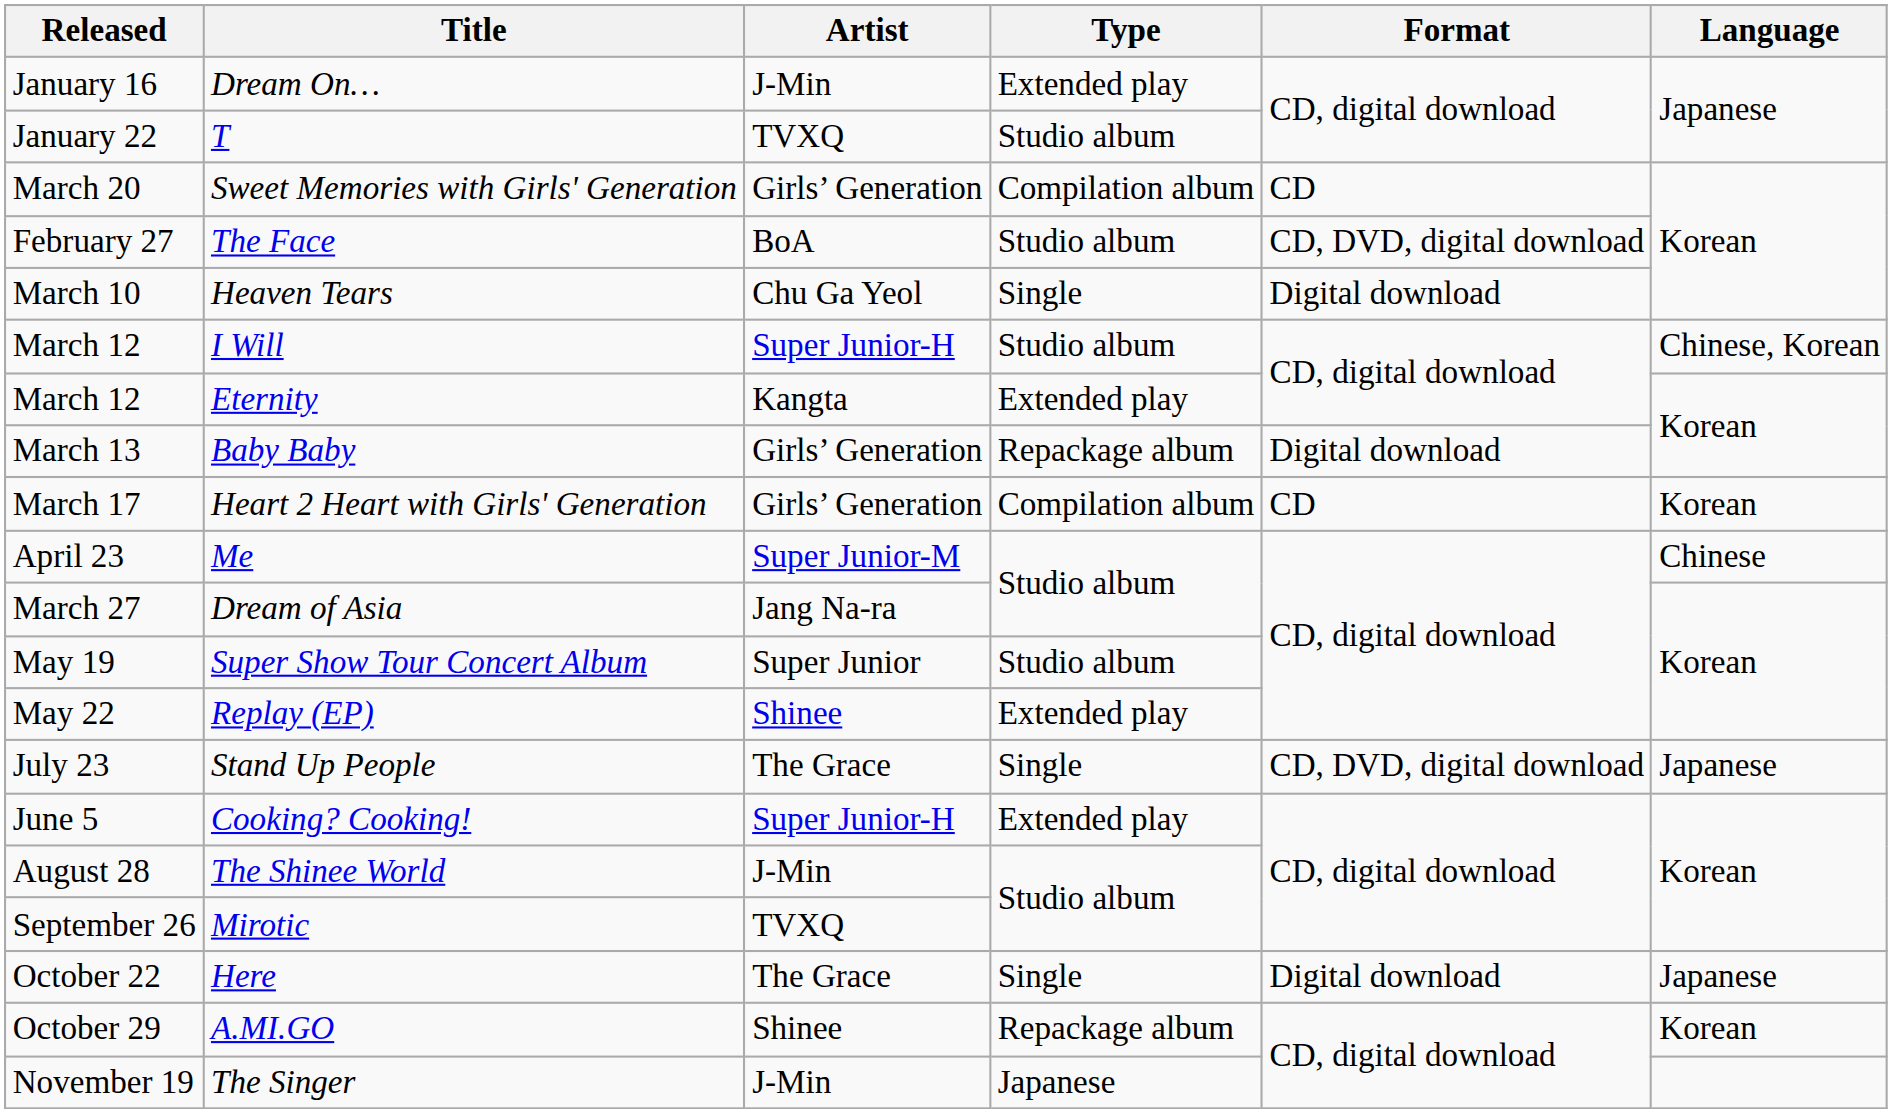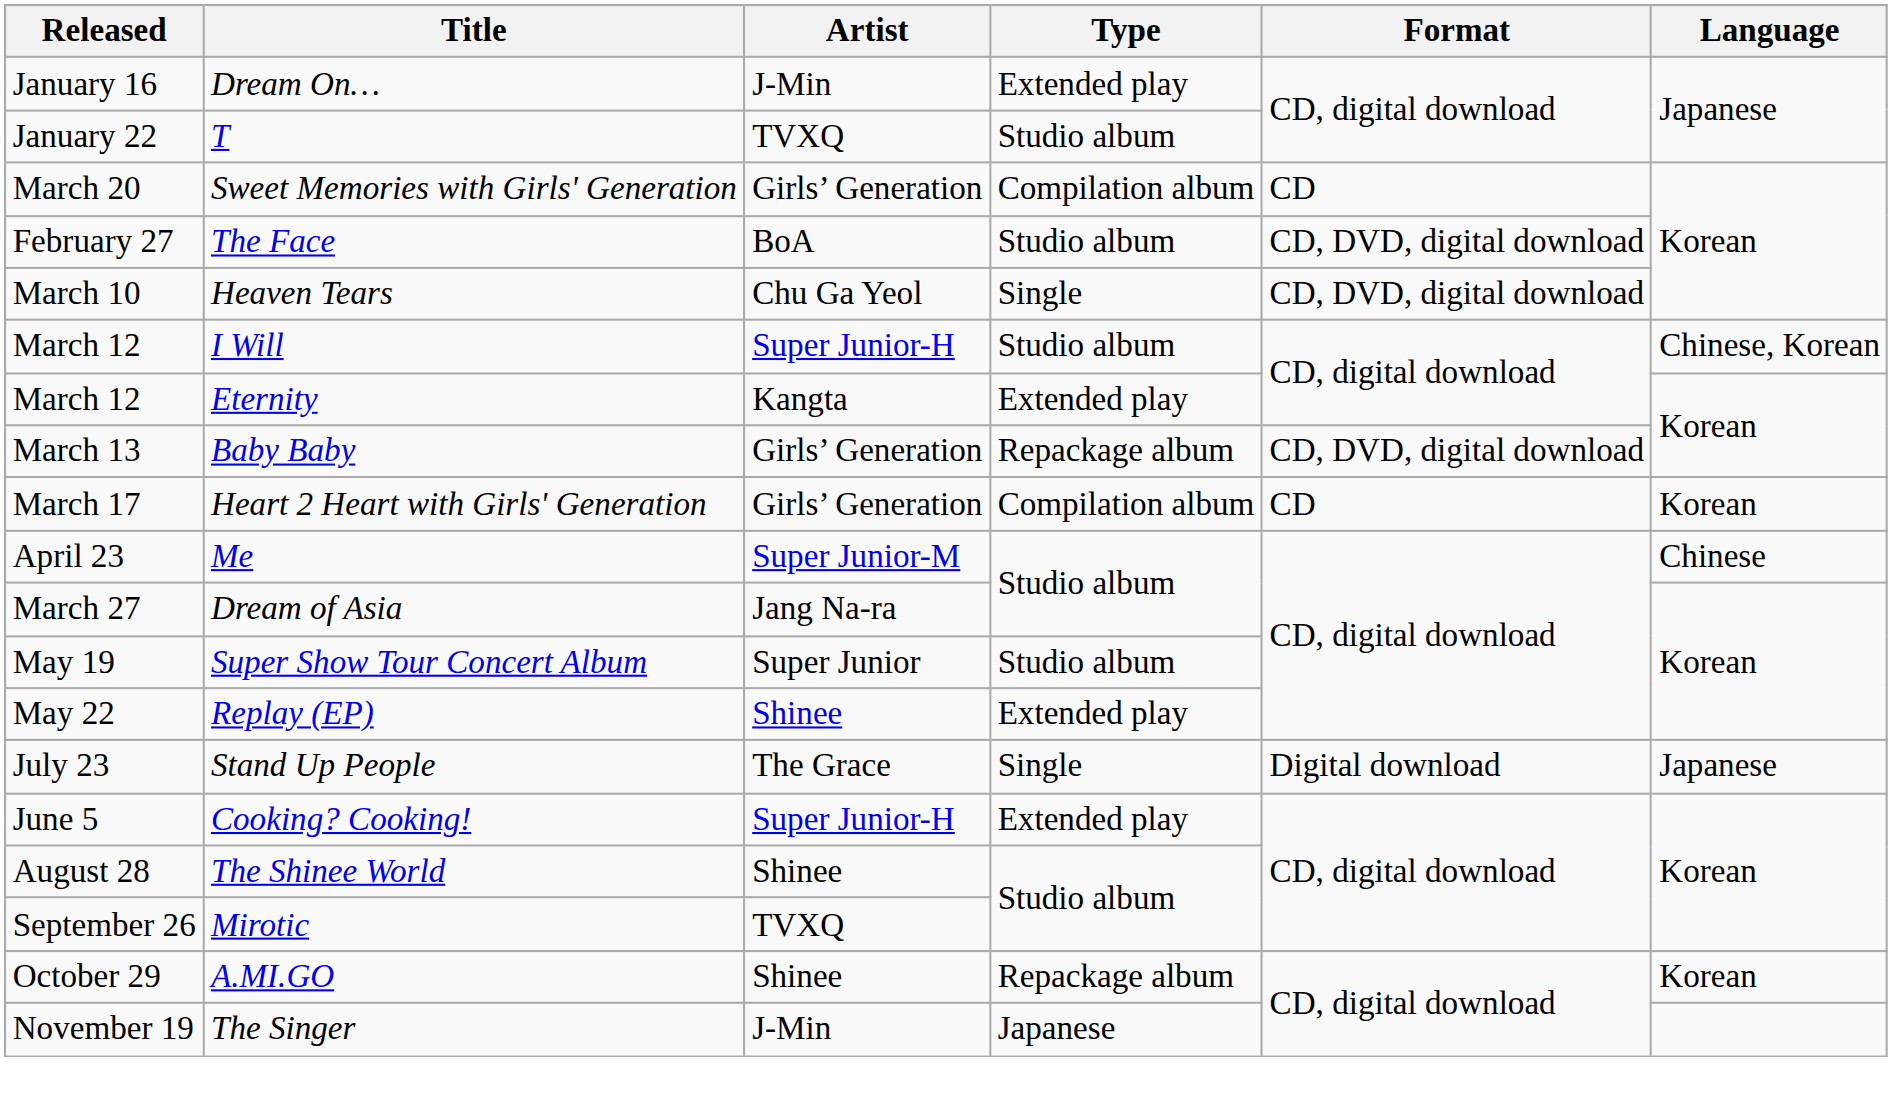(1385, 293) Digital download -> (1457, 293) CD, DVD, digital download
(1385, 450) Digital download -> (1457, 450) CD, DVD, digital download
(1457, 766) CD, DVD, digital download -> (1385, 766) Digital download
(792, 871) J-Min -> (797, 871) Shinee
- row: (243, 976)
